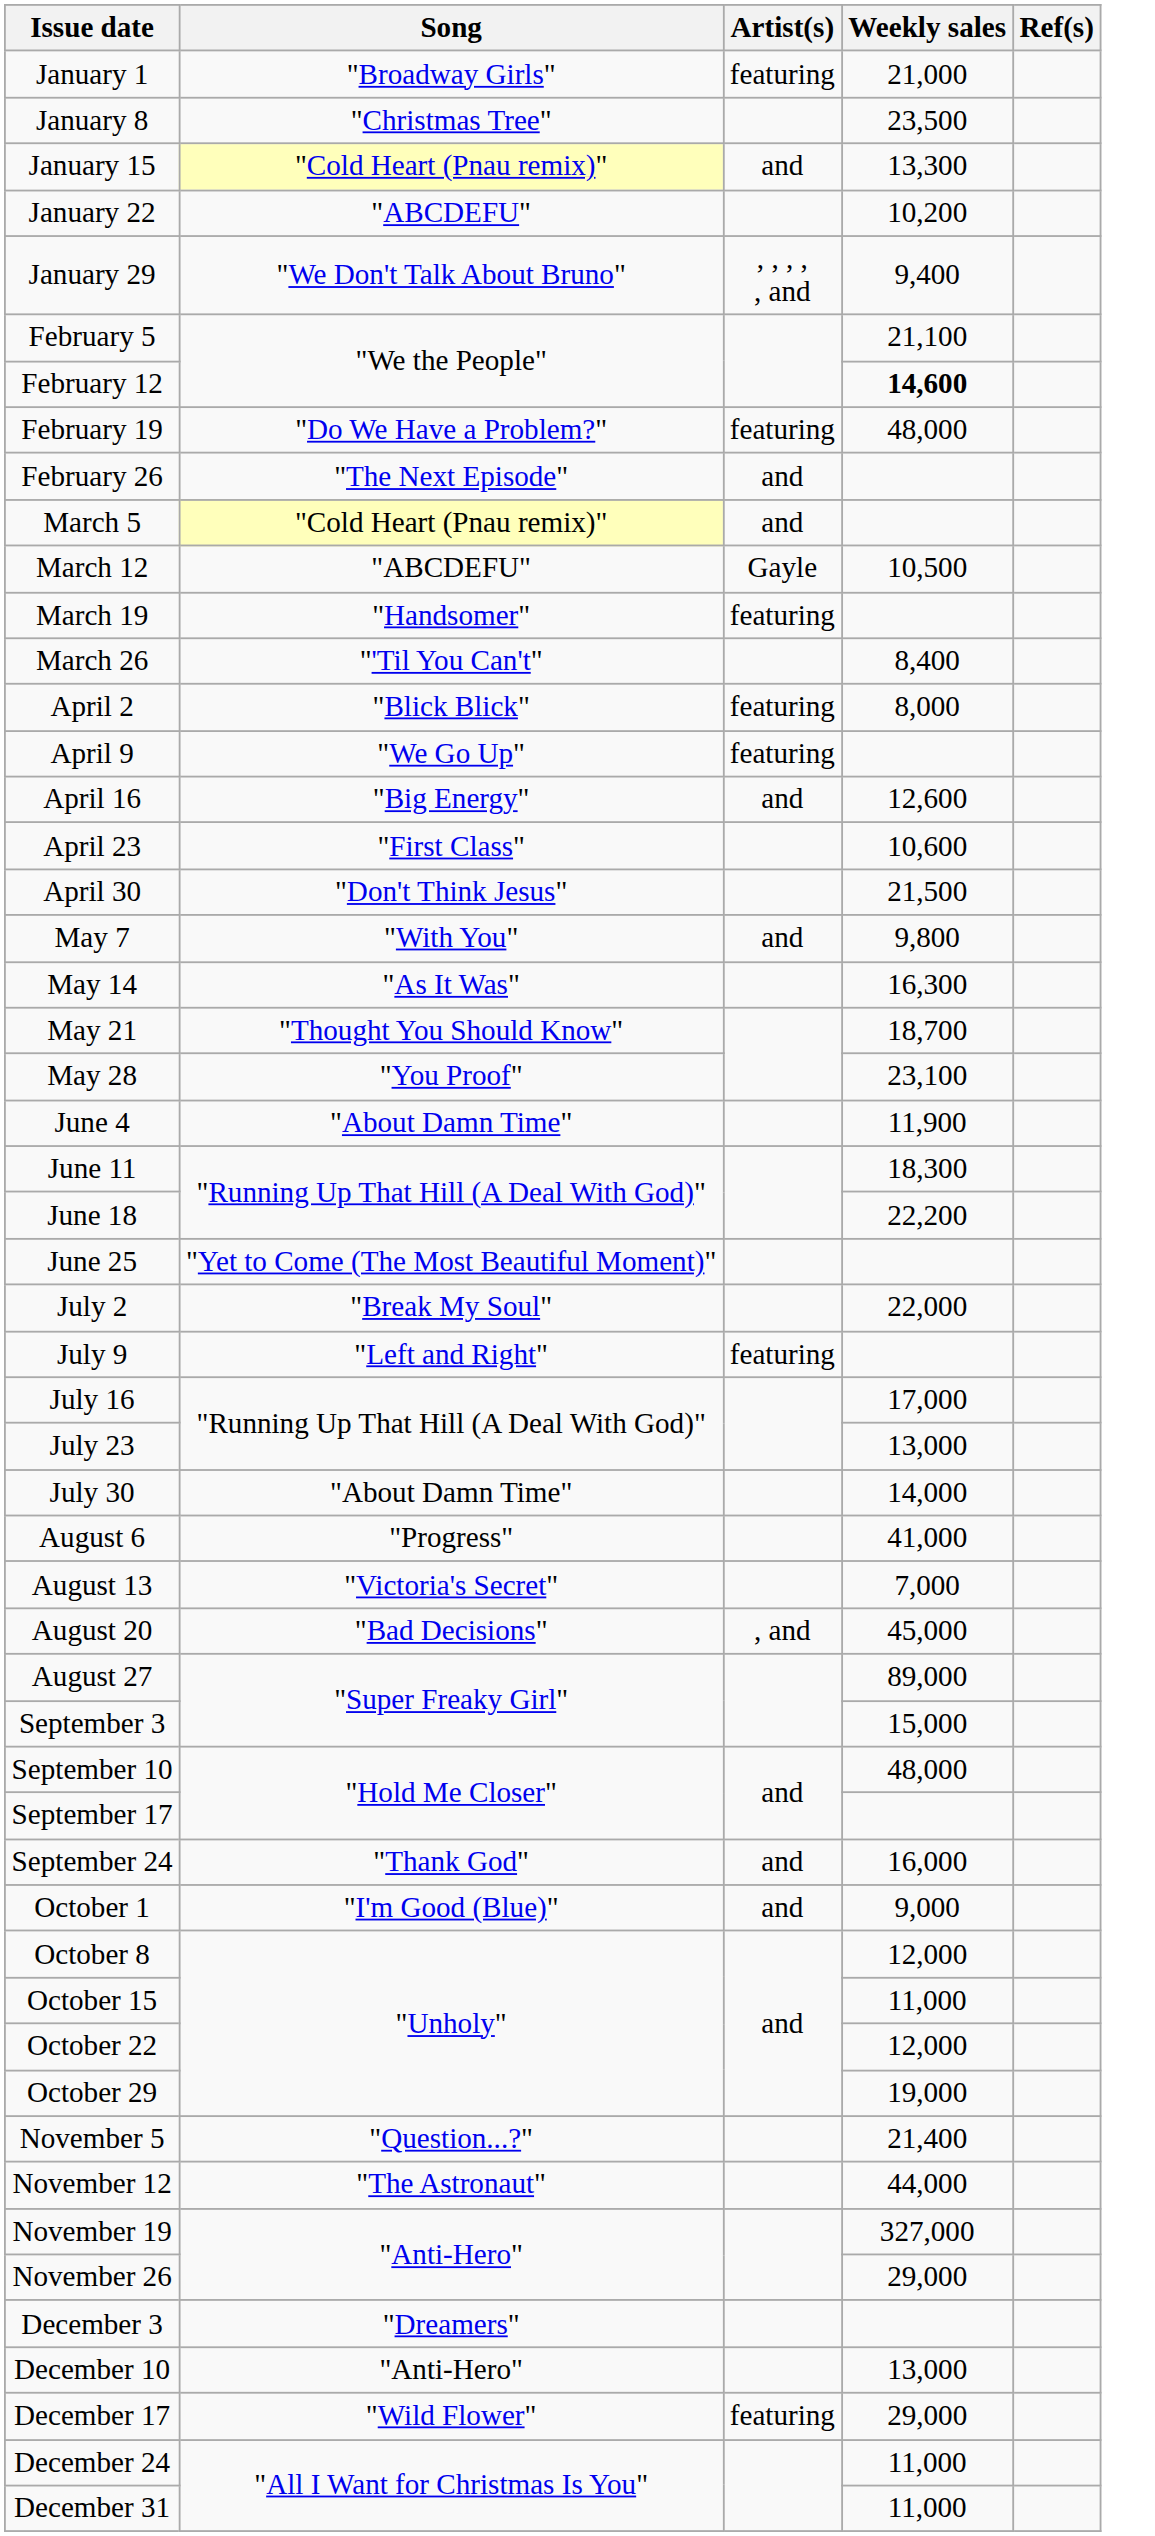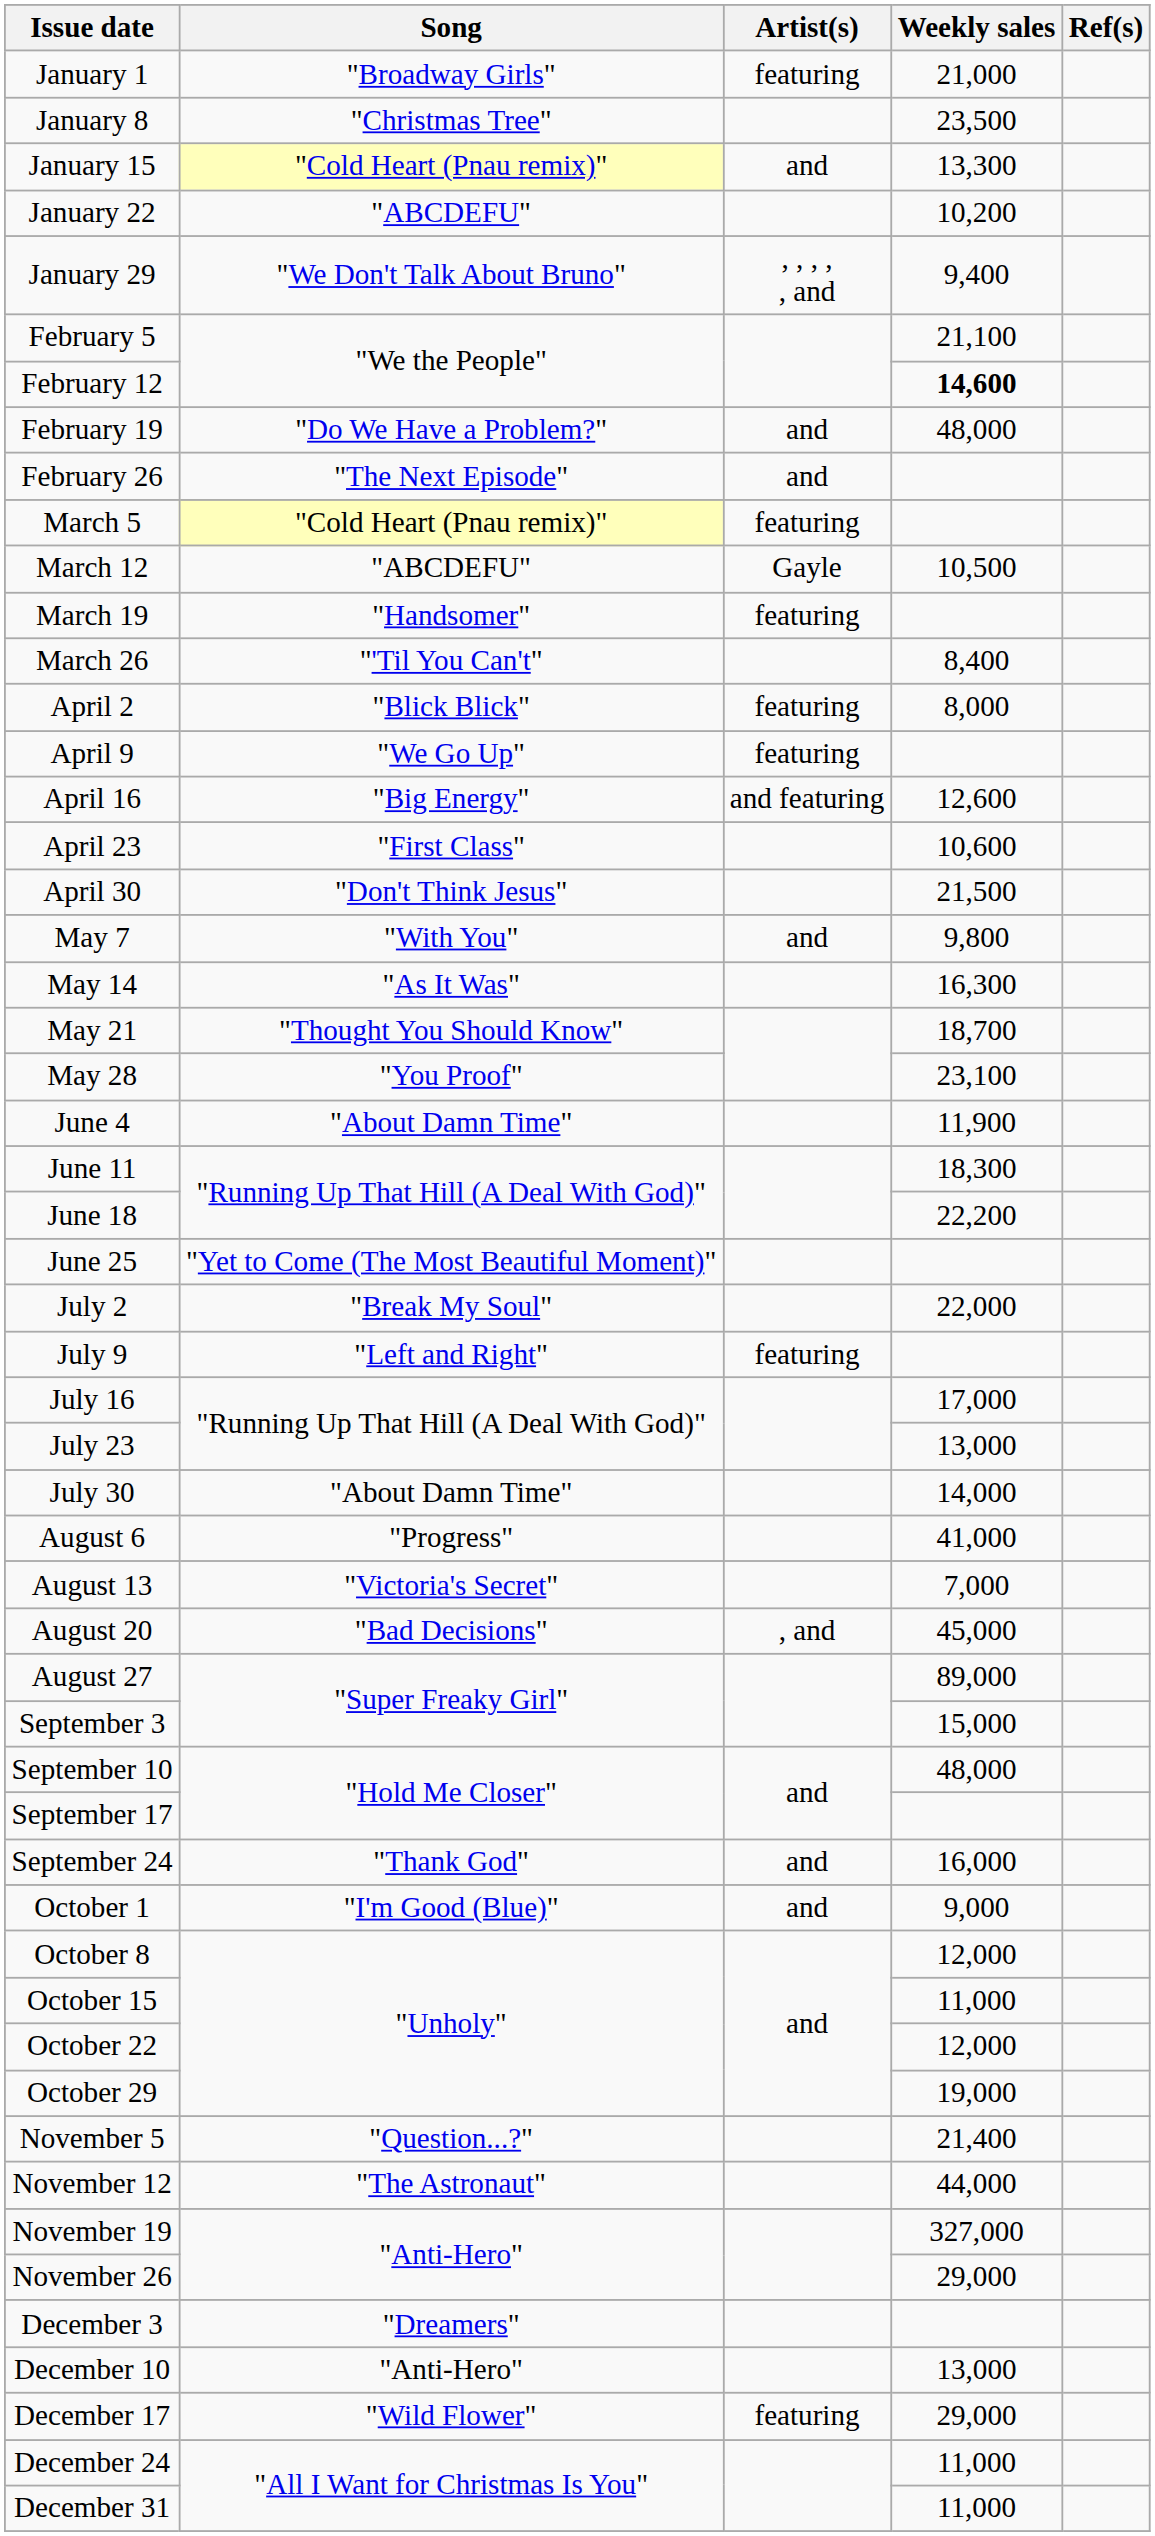(782, 429) featuring -> (807, 429) and
(782, 522) and -> (807, 522) featuring
(782, 799) and -> (807, 799) and featuring
